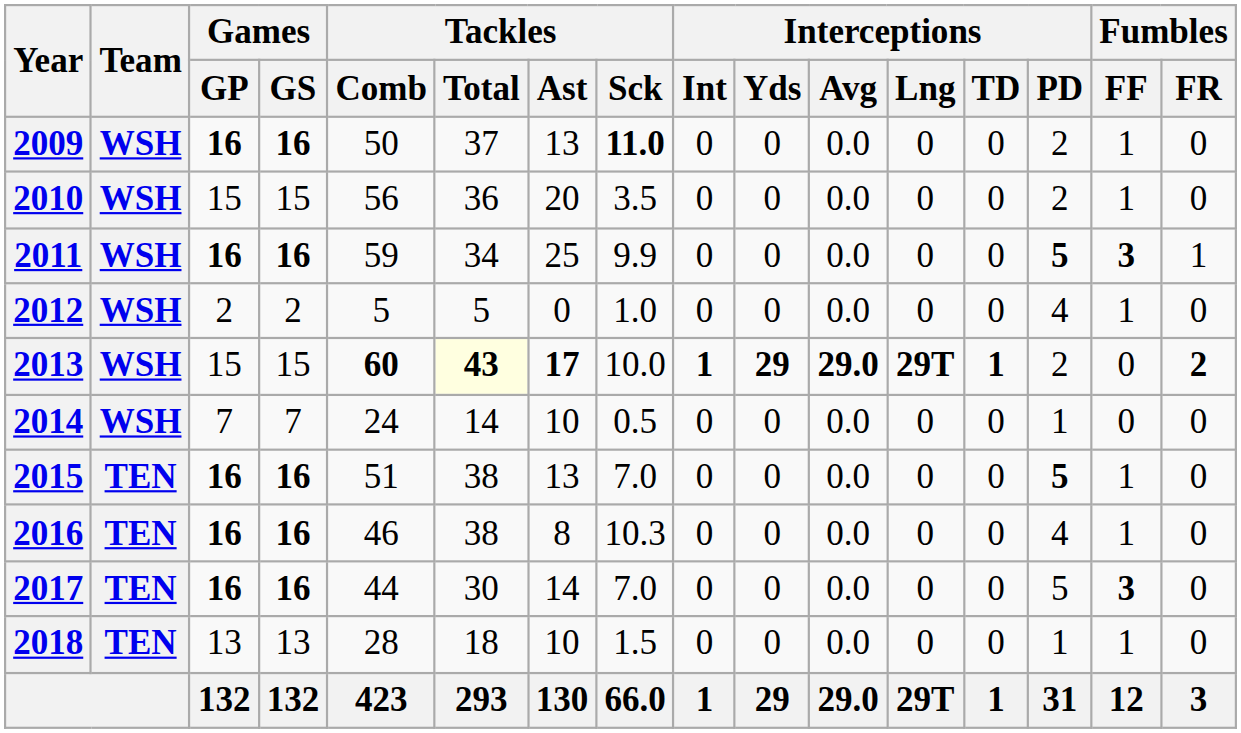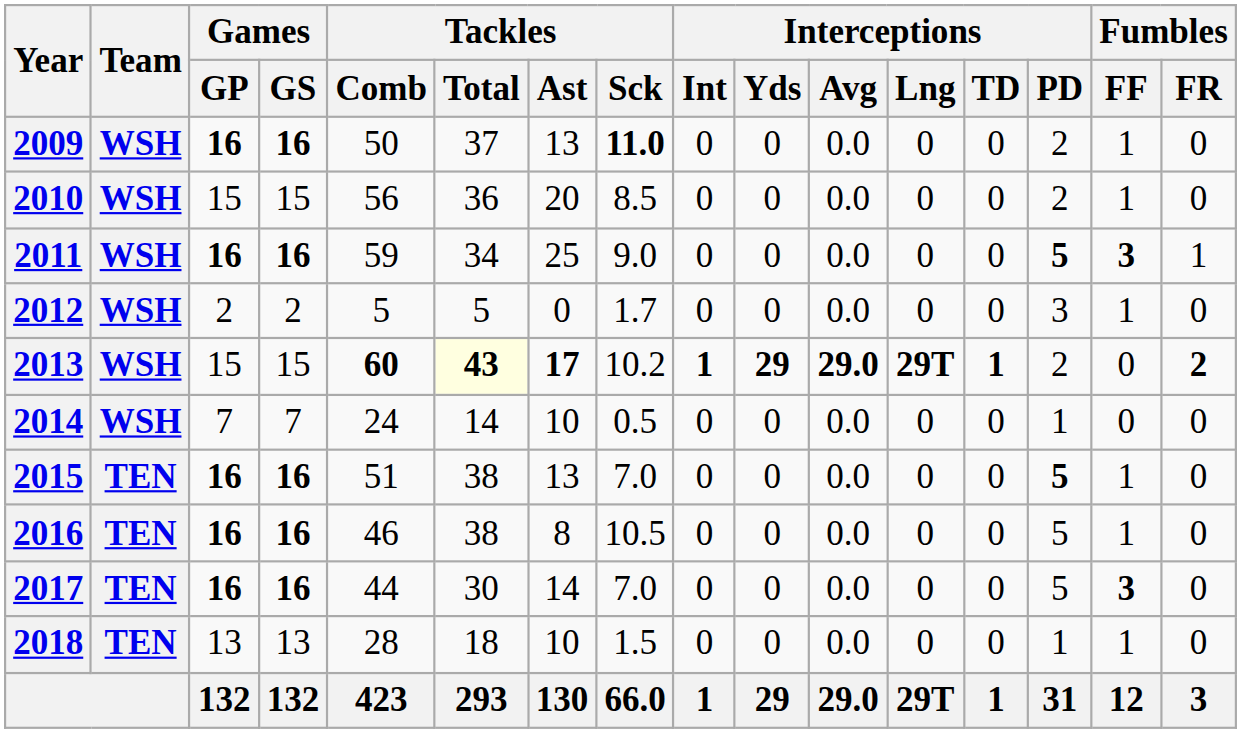(635, 198) 3.5 -> (635, 198) 8.5
(635, 254) 9.9 -> (635, 254) 9.0
(635, 310) 1.0 -> (635, 310) 1.7
(1060, 310) 4 -> (1060, 310) 3
(635, 365) 10.0 -> (635, 365) 10.2
(635, 532) 10.3 -> (635, 532) 10.5
(1060, 532) 4 -> (1060, 532) 5
